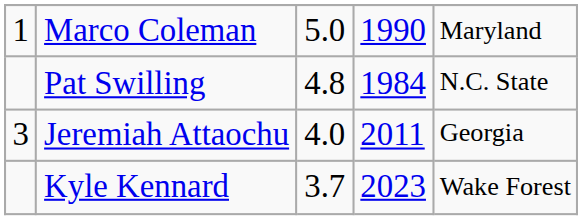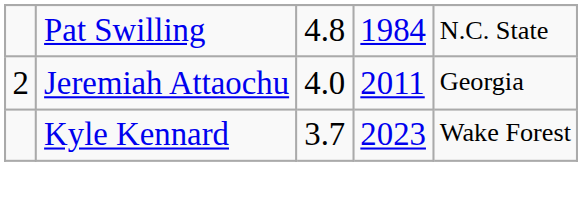- row: (150, 30)
(21, 134) 3 -> (21, 82) 2
